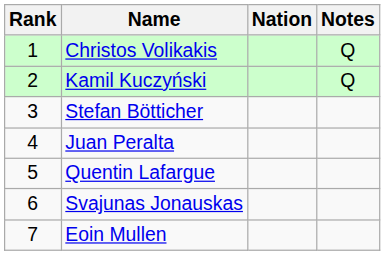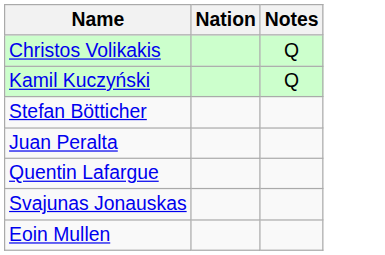- column: (33, 19)
